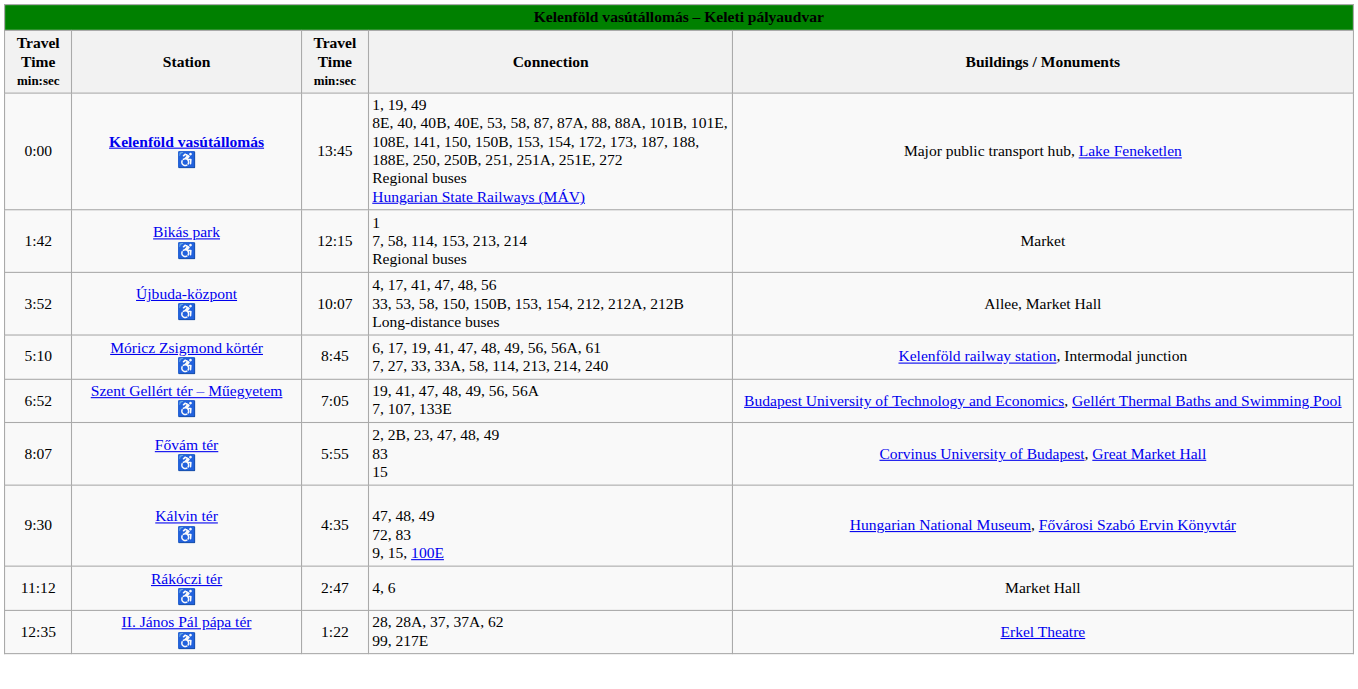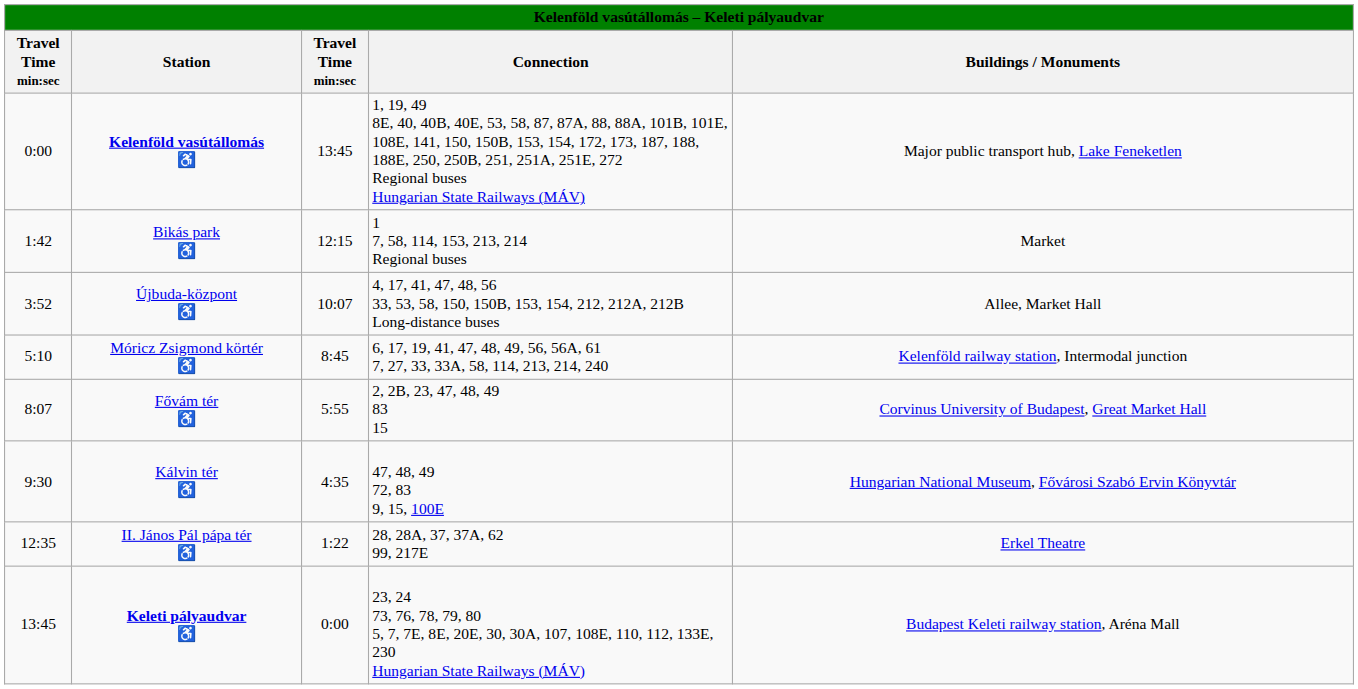- row: (187, 401)
- row: (187, 588)
+ row: (187, 624)
